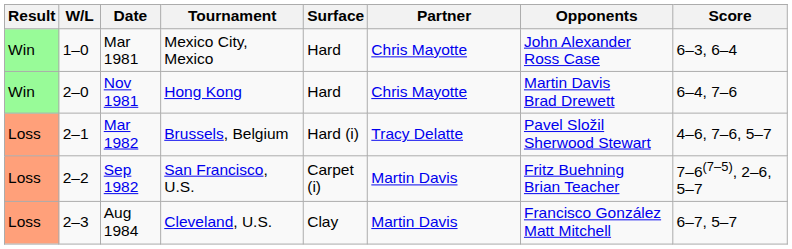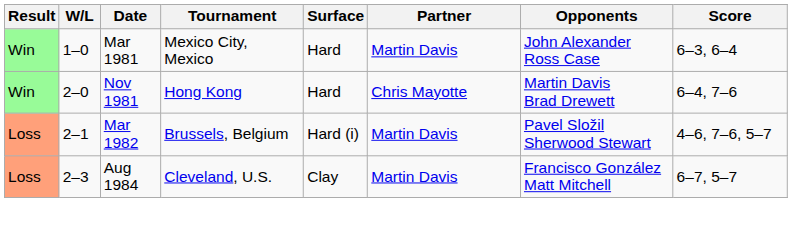(419, 50) Chris Mayotte -> (414, 50) Martin Davis
(417, 134) Tracy Delatte -> (414, 134) Martin Davis
- row: (121, 178)
